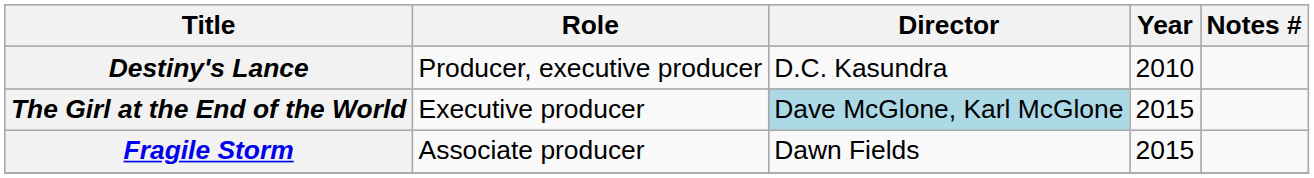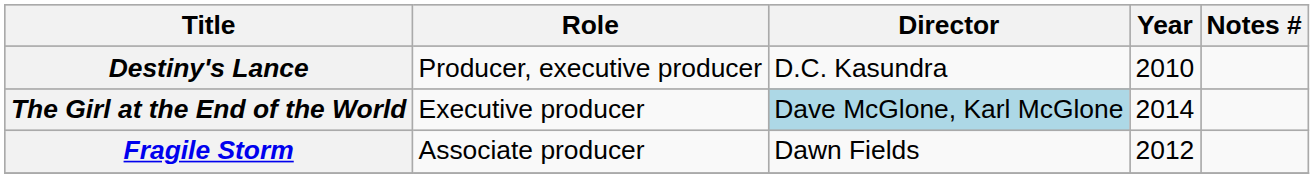(1165, 109) 2015 -> (1165, 109) 2014
(1165, 151) 2015 -> (1165, 151) 2012
